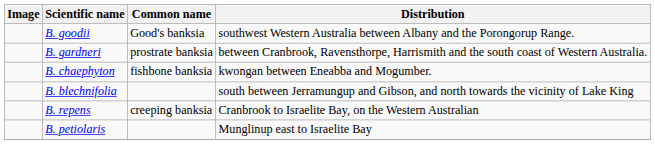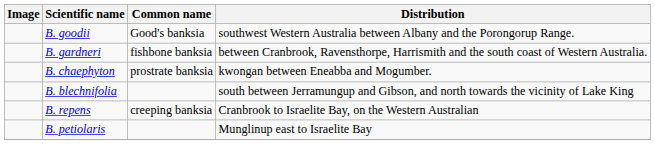(172, 52) prostrate banksia -> (171, 52) fishbone banksia
(171, 71) fishbone banksia -> (172, 71) prostrate banksia
